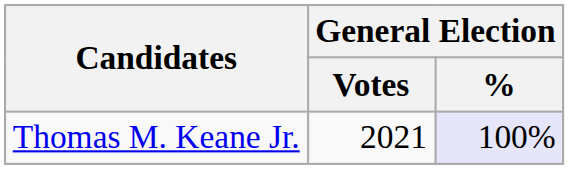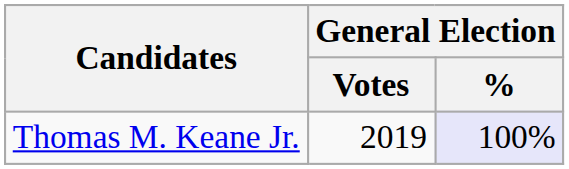(393, 137) 2021 -> (393, 137) 2019
